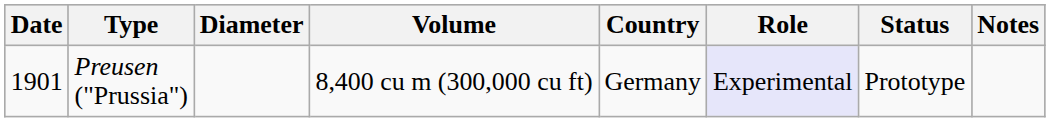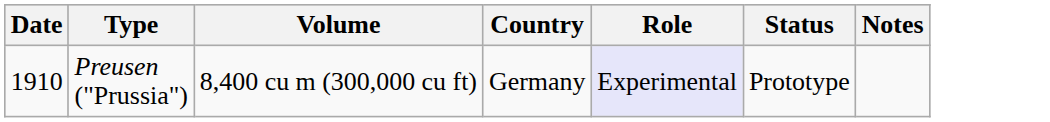- column: (252, 25)
(37, 80) 1901 -> (37, 80) 1910
